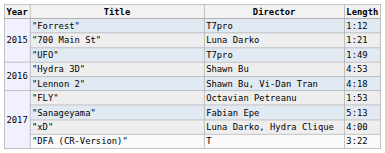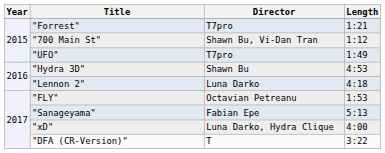(357, 26) 1:12 -> (357, 26) 1:21
(233, 40) Luna Darko -> (262, 40) Shawn Bu, Vi-Dan Tran
(357, 40) 1:21 -> (357, 40) 1:12
(262, 84) Shawn Bu, Vi-Dan Tran -> (233, 84) Luna Darko
